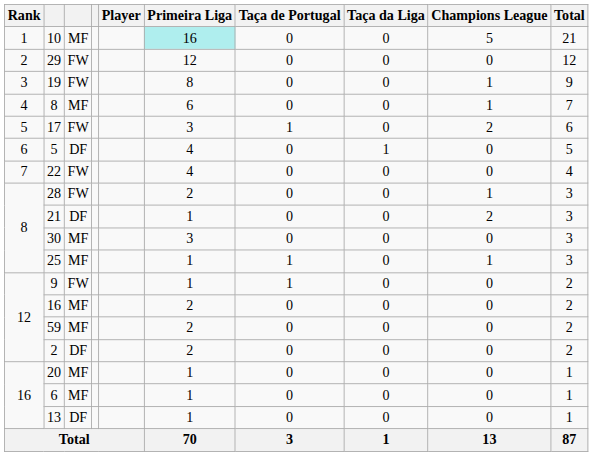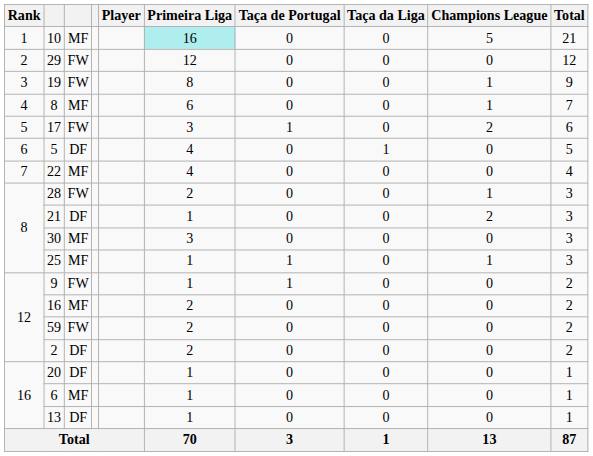(78, 171) FW -> (78, 171) MF
(78, 328) MF -> (78, 328) FW
(78, 372) MF -> (78, 372) DF
